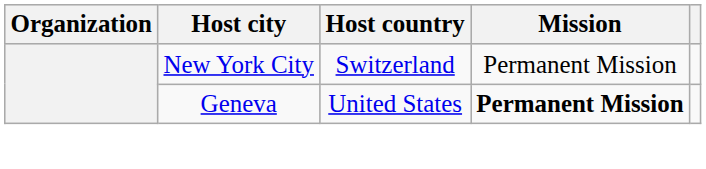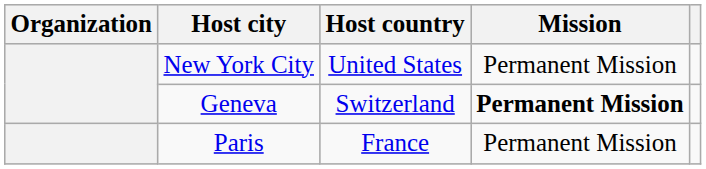(395, 63) Switzerland -> (395, 63) United States
(395, 103) United States -> (395, 103) Switzerland
+ row: (239, 143)
